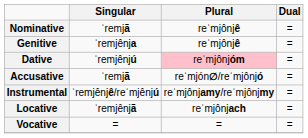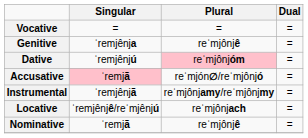rows swapped: (37, 28) <-> (37, 125)
(115, 76) no background -> (115, 76) pink background
(115, 93) ˈremjênjê/reˈmjênjú -> (115, 93) ˈremjênjã
(115, 109) ˈremjênjã -> (115, 109) ˈremjênjê/reˈmjênjú
